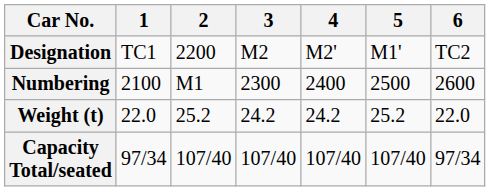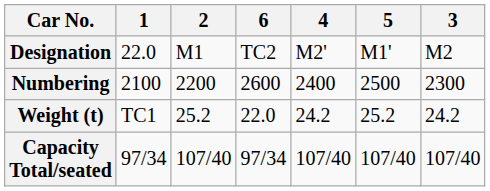columns swapped: (268, 20) <-> (458, 20)
(139, 52) TC1 -> (139, 52) 22.0
(196, 52) 2200 -> (190, 52) M1
(190, 83) M1 -> (196, 83) 2200
(139, 115) 22.0 -> (139, 115) TC1
